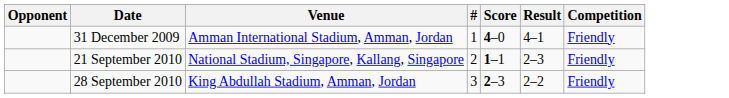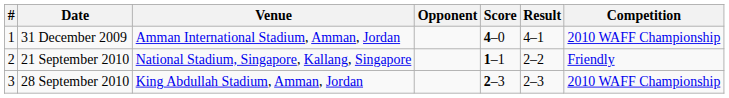columns swapped: (474, 15) <-> (37, 15)
(591, 37) Friendly -> (644, 37) 2010 WAFF Championship
(534, 59) 2–3 -> (534, 59) 2–2
(534, 81) 2–2 -> (534, 81) 2–3
(591, 81) Friendly -> (644, 81) 2010 WAFF Championship
